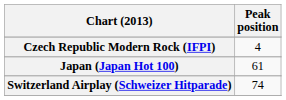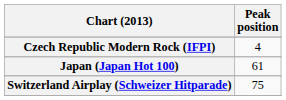(258, 85) 74 -> (258, 85) 75
